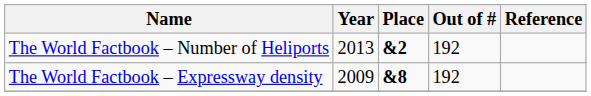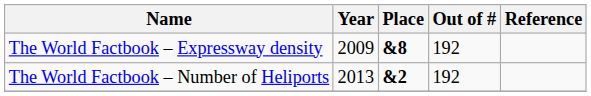rows swapped: (169, 47) <-> (166, 76)
